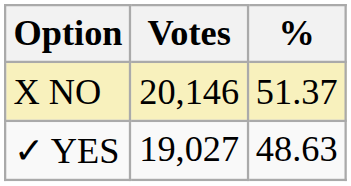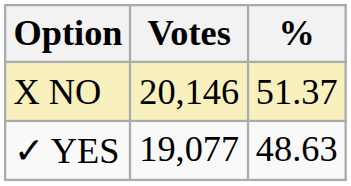(189, 149) 19,027 -> (189, 149) 19,077
